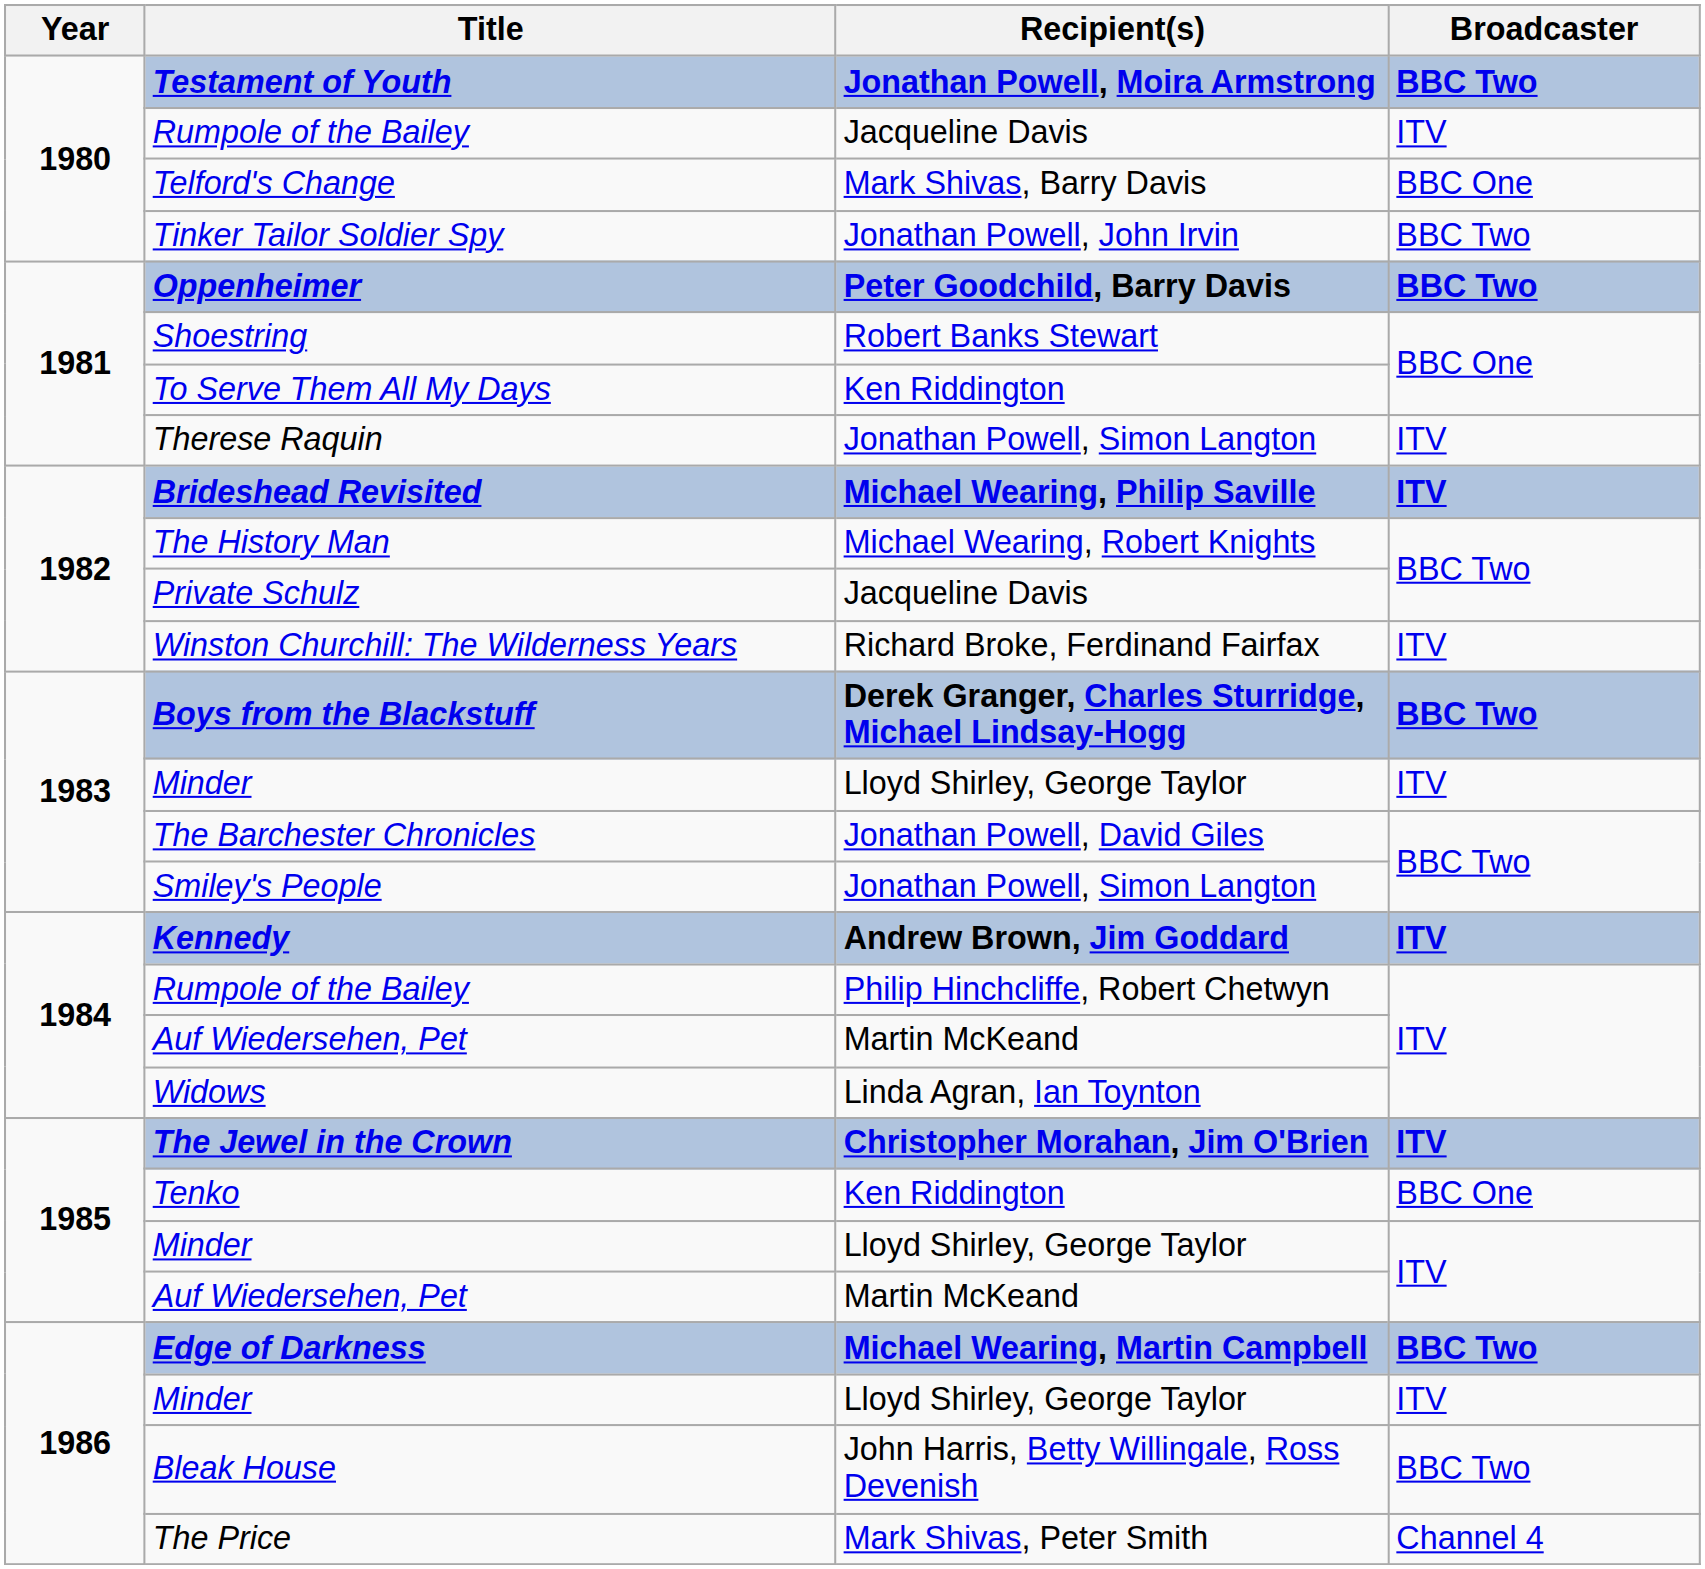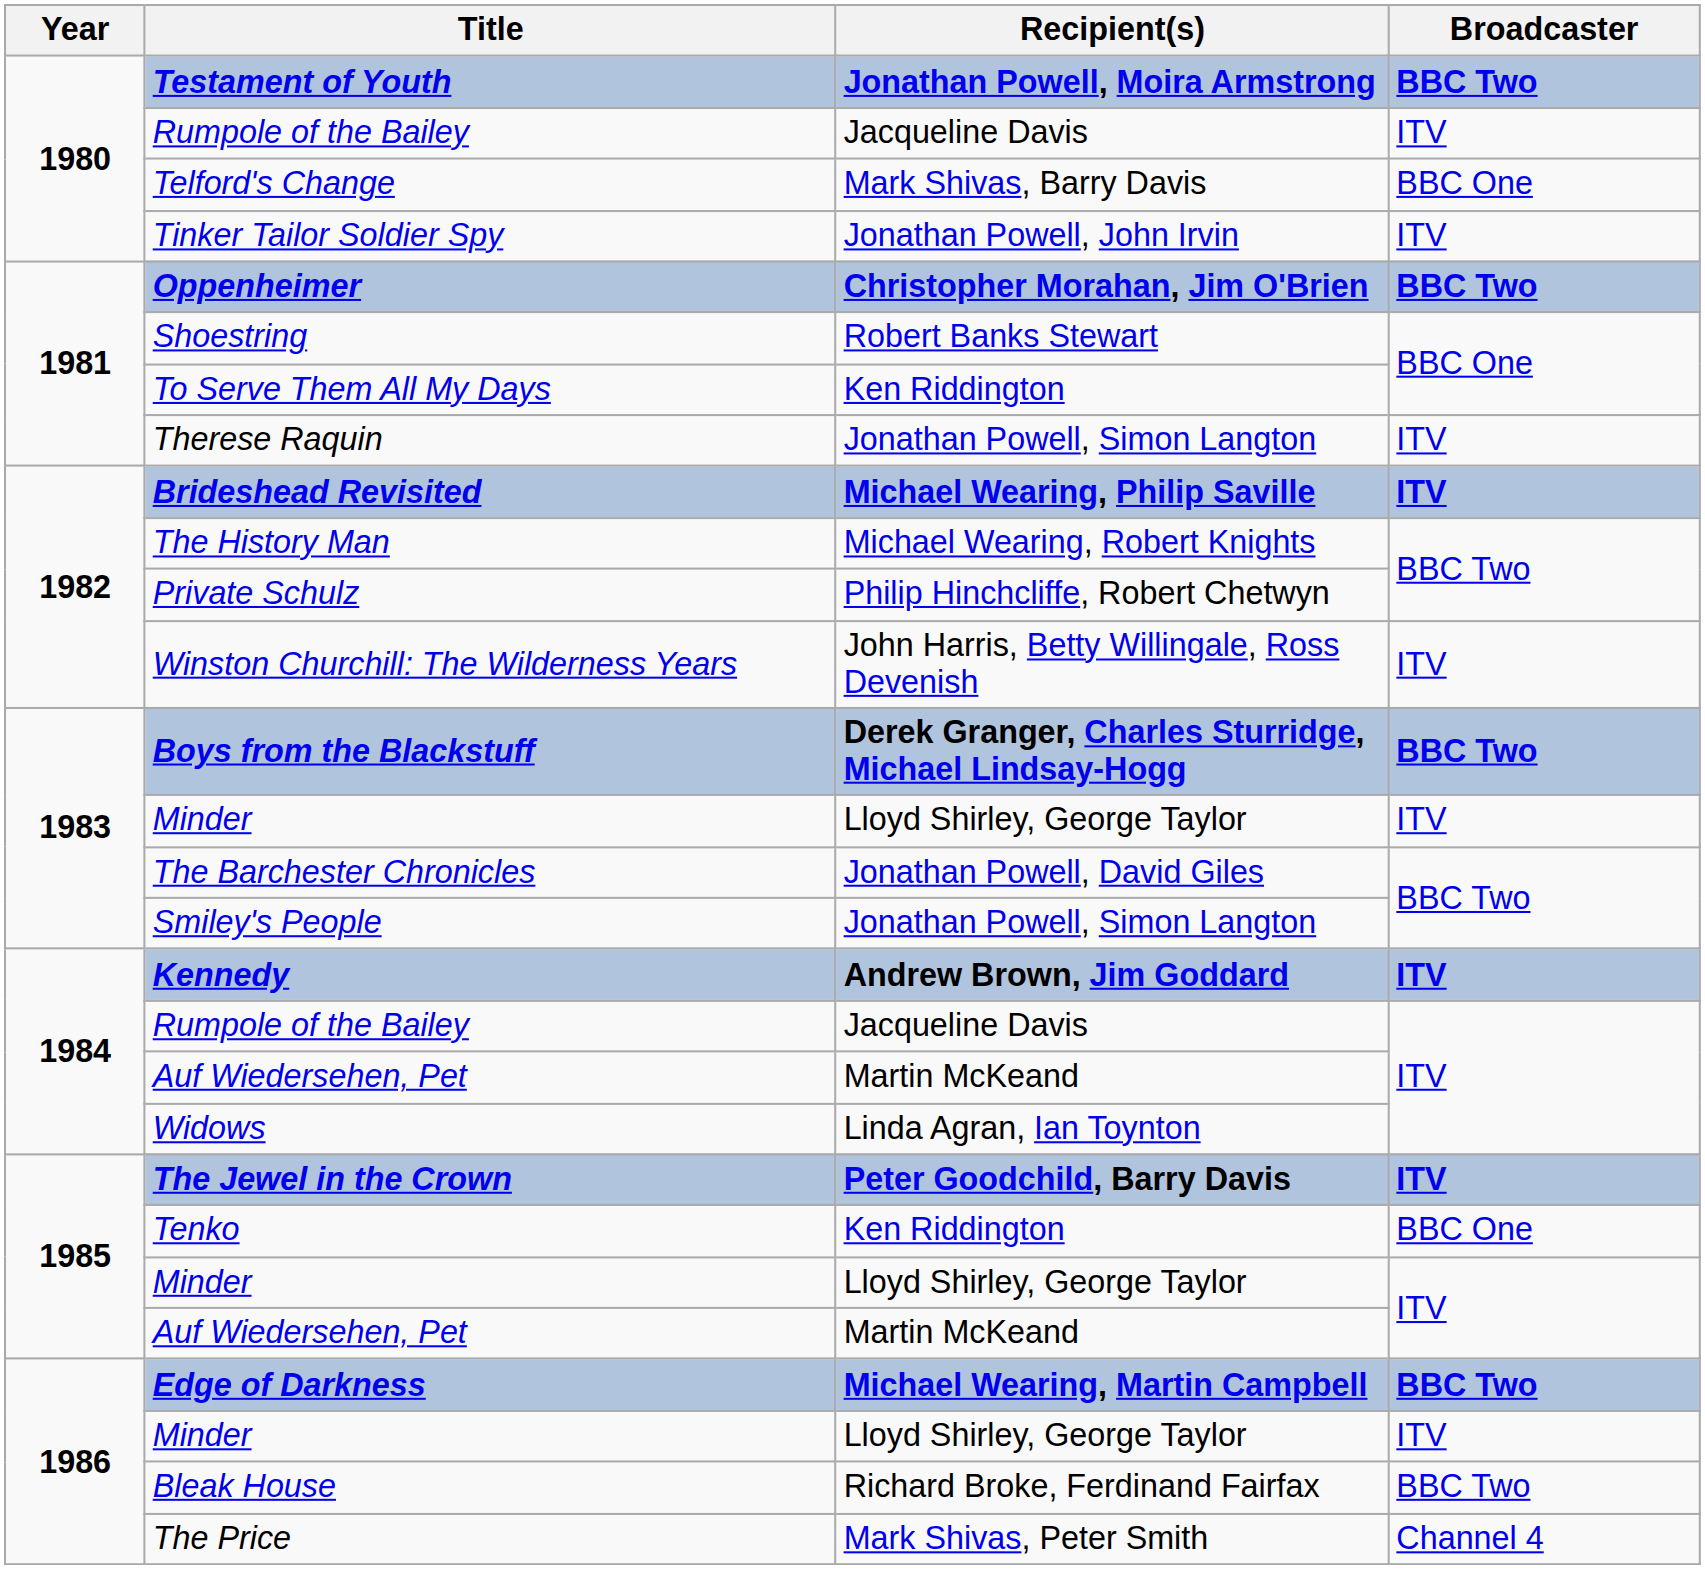(1463, 235) BBC Two -> (1421, 235) ITV
(1067, 286) Peter Goodchild, Barry Davis -> (1106, 286) Christopher Morahan, Jim O'Brien
(966, 593) Jacqueline Davis -> (1087, 593) Philip Hinchcliffe, Robert Chetwyn
(1082, 645) Richard Broke, Ferdinand Fairfax -> (1092, 663) John Harris, Betty Willingale, Ross Devenish
(1087, 989) Philip Hinchcliffe, Robert Chetwyn -> (966, 1025) Jacqueline Davis
(1106, 1142) Christopher Morahan, Jim O'Brien -> (1067, 1179) Peter Goodchild, Barry Davis
(1092, 1468) John Harris, Betty Willingale, Ross Devenish -> (1082, 1486) Richard Broke, Ferdinand Fairfax
